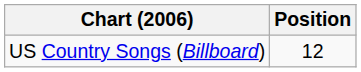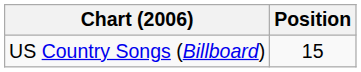(313, 50) 12 -> (313, 50) 15
